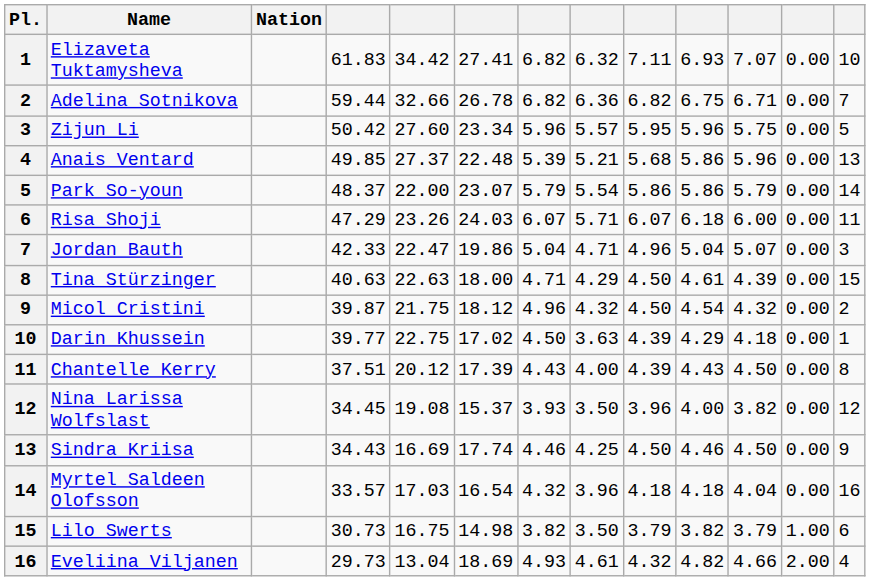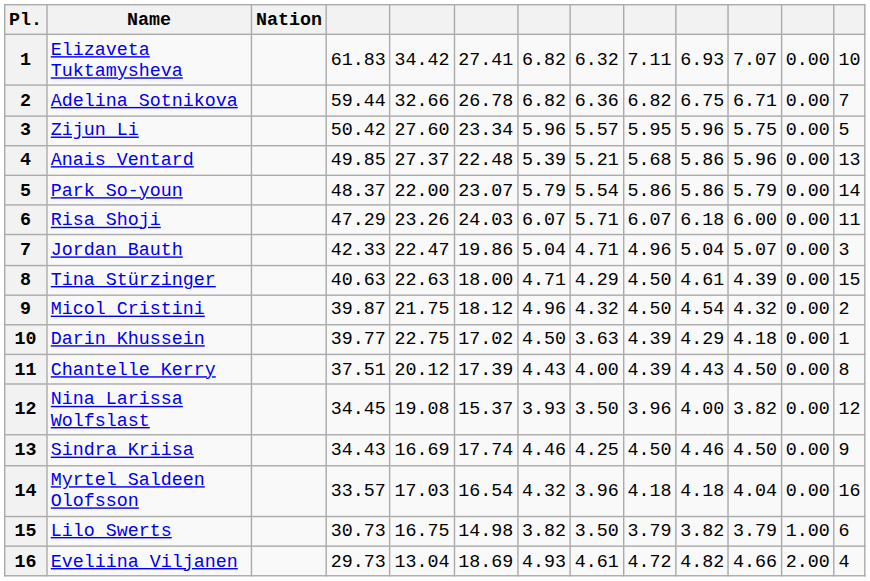(649, 561) 4.32 -> (649, 561) 4.72
